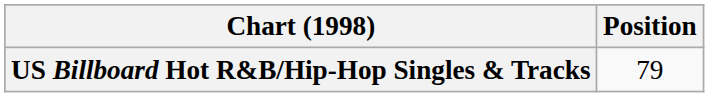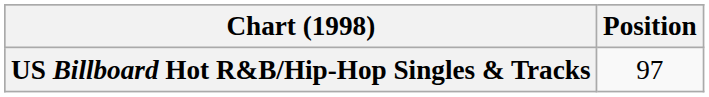(650, 69) 79 -> (650, 69) 97
